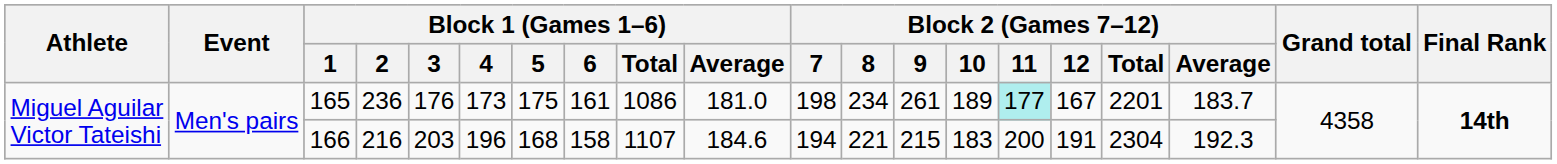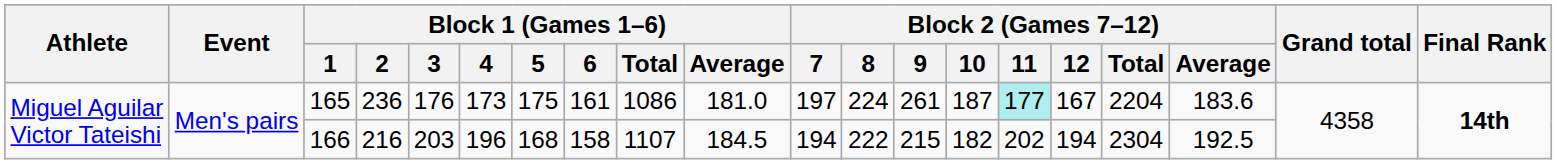(816, 101) 198 -> (816, 101) 197
(868, 101) 234 -> (868, 101) 224
(972, 101) 189 -> (972, 101) 187
(1136, 101) 2201 -> (1136, 101) 2204
(1223, 101) 183.7 -> (1223, 101) 183.6
(737, 140) 184.6 -> (737, 140) 184.5
(868, 140) 221 -> (868, 140) 222
(972, 140) 183 -> (972, 140) 182
(1024, 140) 200 -> (1024, 140) 202
(1076, 140) 191 -> (1076, 140) 194
(1223, 140) 192.3 -> (1223, 140) 192.5
